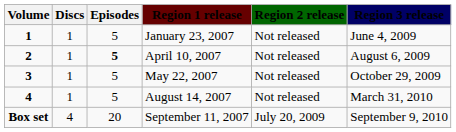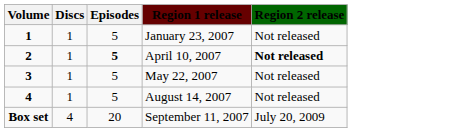- column: (399, 14)
(287, 55) normal -> (289, 55) bold
